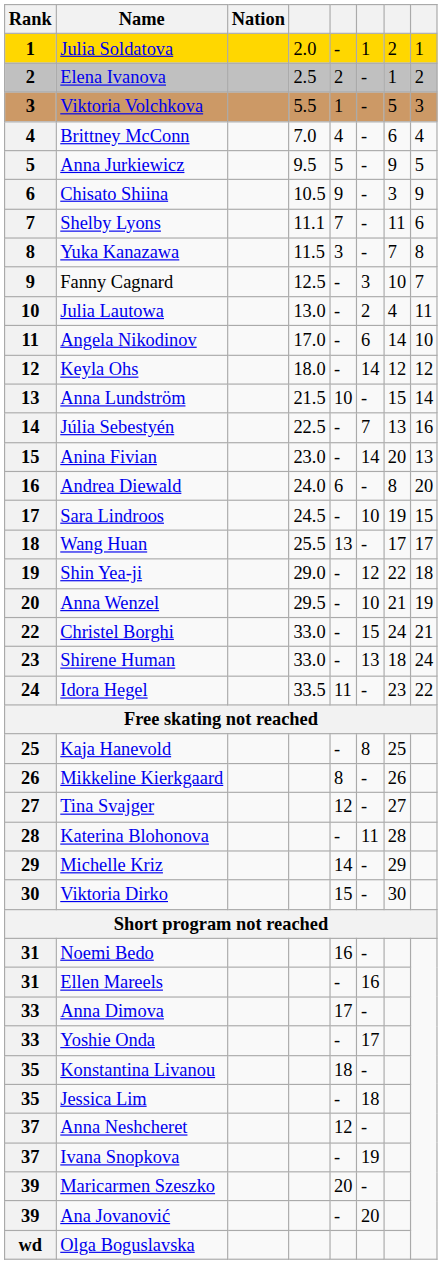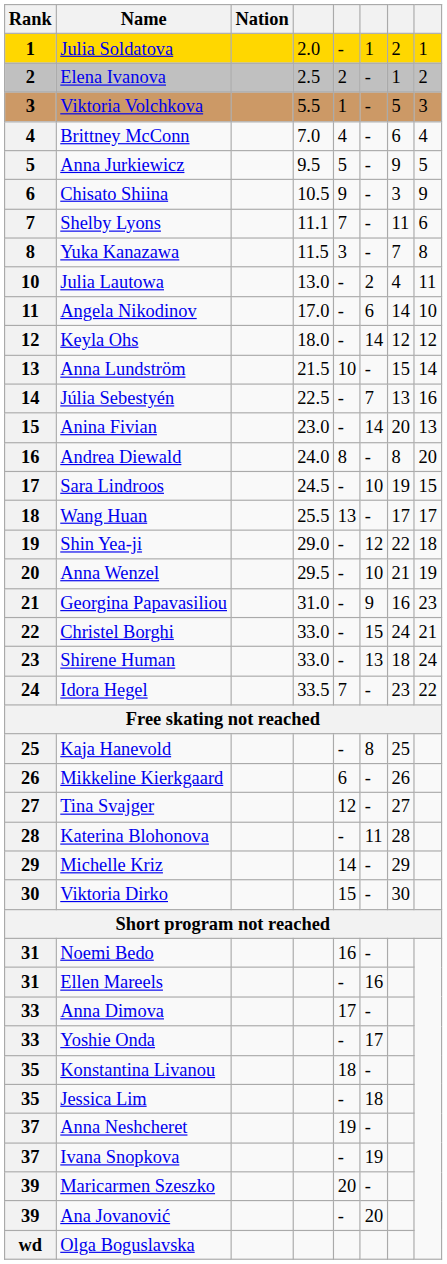- row: (117, 281)
(339, 485) 6 -> (342, 456) 8
+ row: (144, 602)
(343, 690) 11 -> (342, 690) 7
(339, 777) 8 -> (342, 777) 6
(343, 1127) 12 -> (347, 1127) 19
